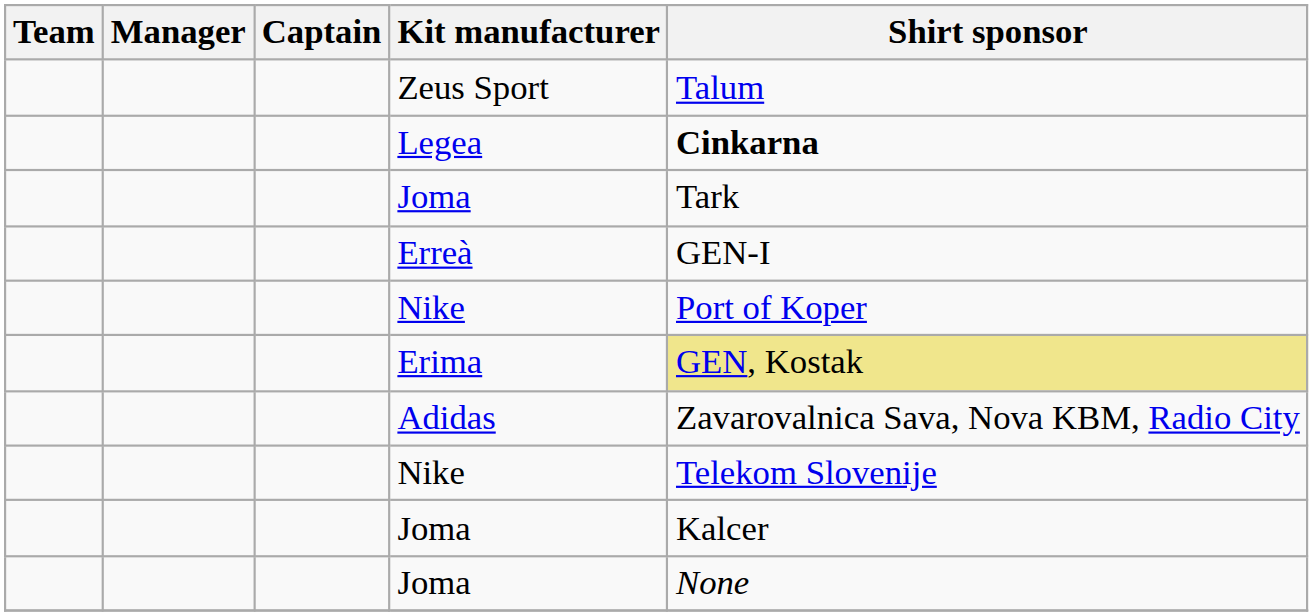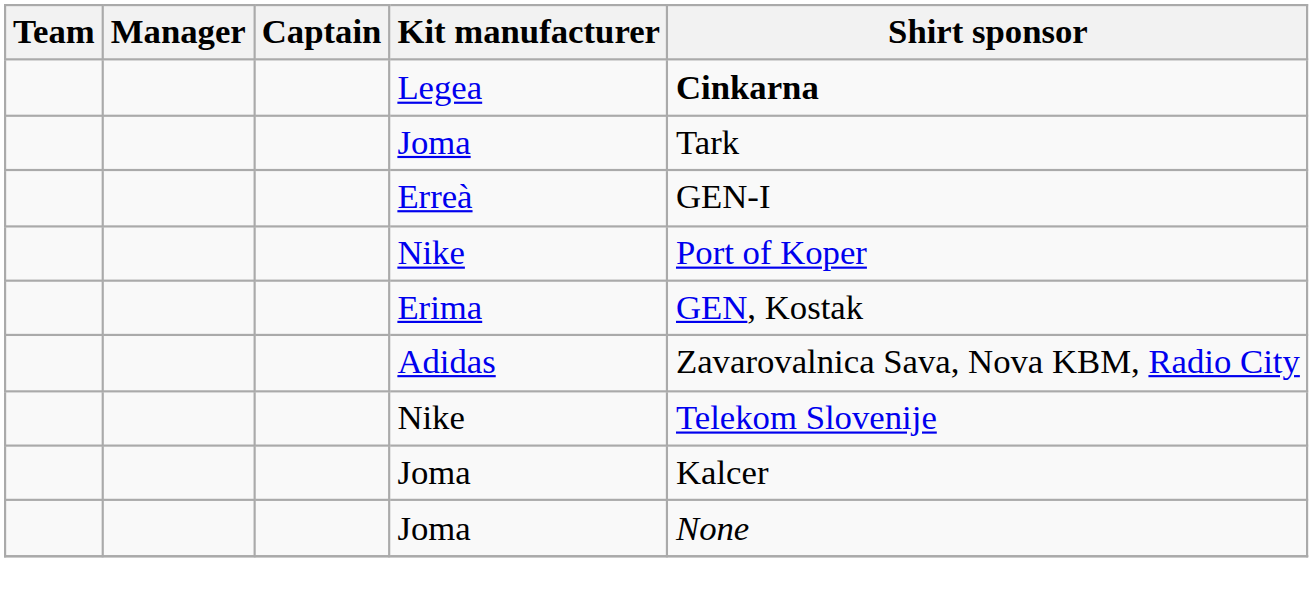- row: (54, 88)
(770, 362) khaki background -> (770, 307) no background
